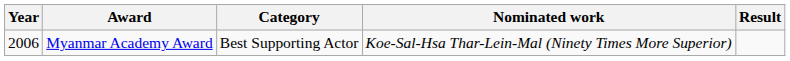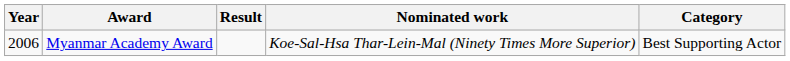columns swapped: (289, 17) <-> (760, 17)
